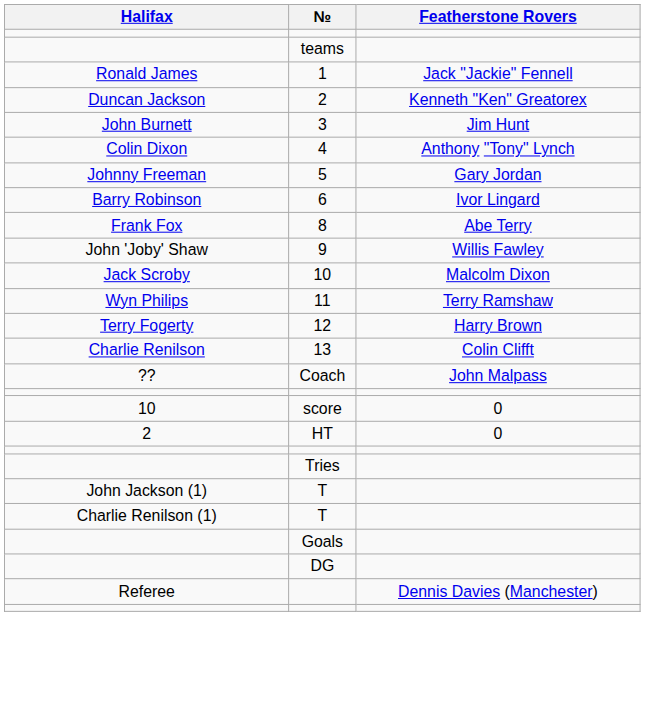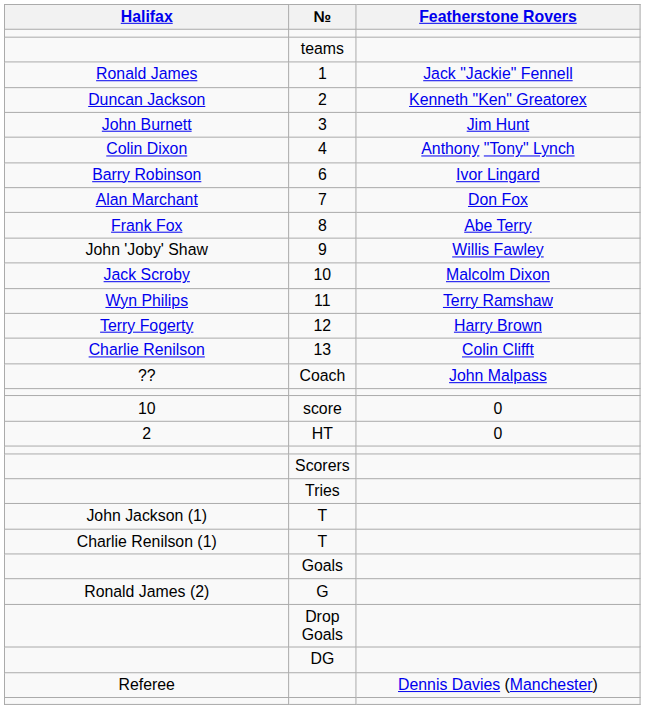- row: (147, 175)
+ row: (147, 200)
+ row: (147, 466)
+ row: (147, 591)
+ row: (147, 626)
